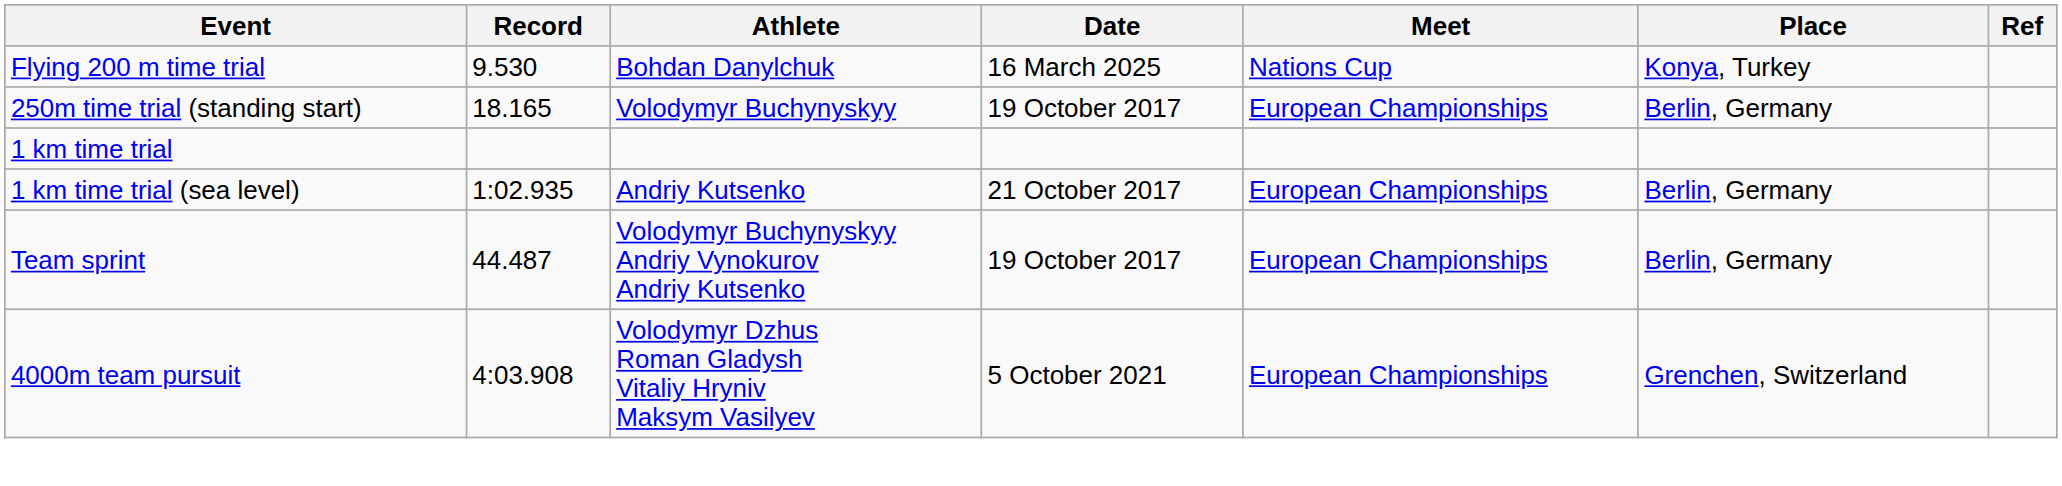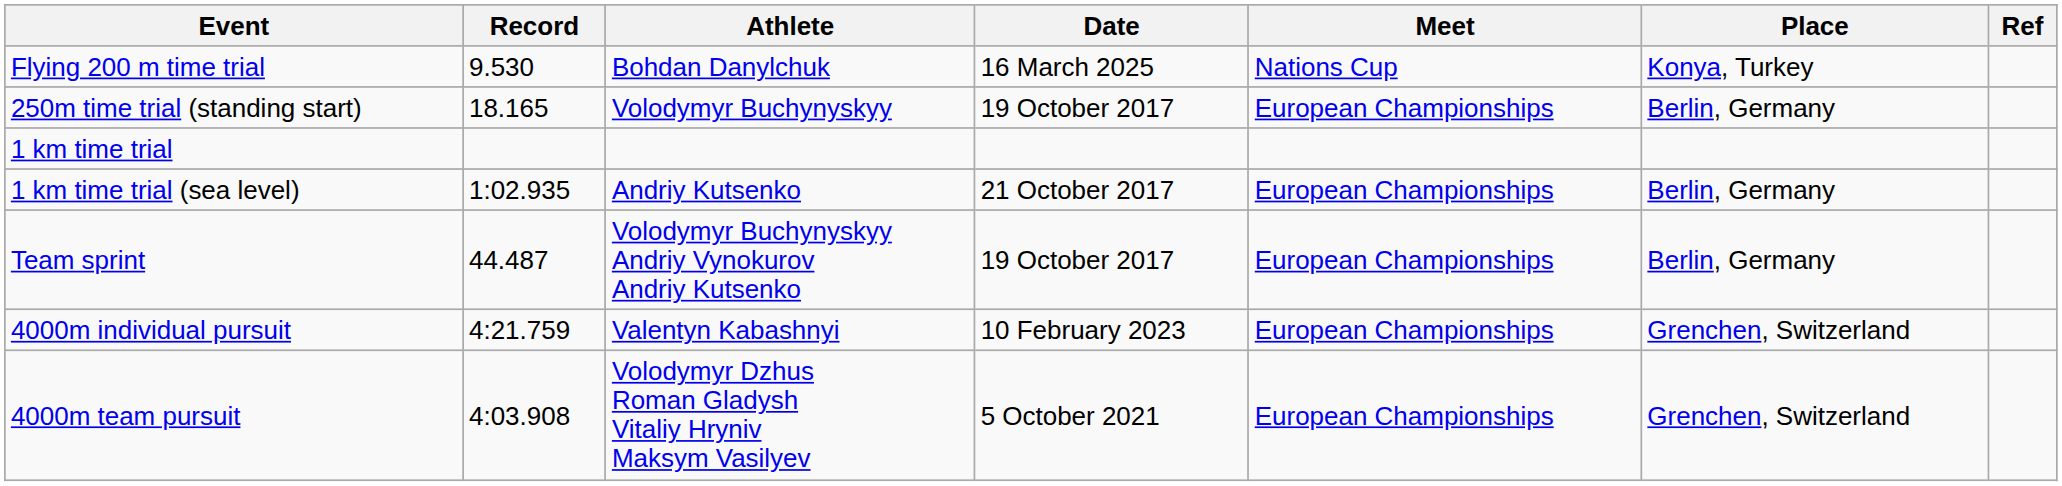+ row: (151, 331)
